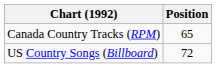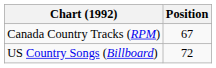(187, 33) 65 -> (187, 33) 67
